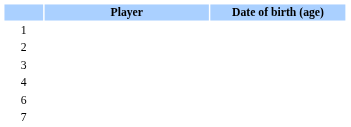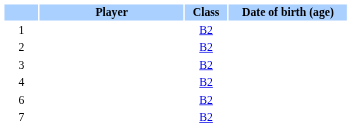+ column: (206, 12)
